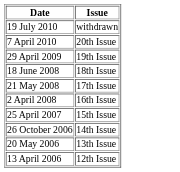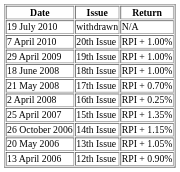+ column: (147, 12)
